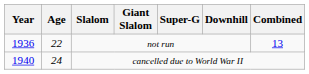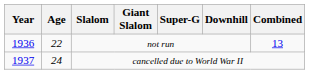(23, 60) 1940 -> (23, 60) 1937
